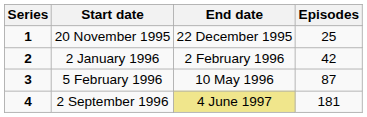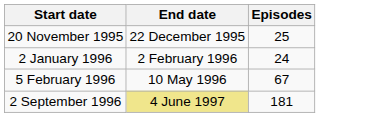- column: (28, 15)
(329, 58) 42 -> (282, 58) 24
(329, 79) 87 -> (282, 79) 67
